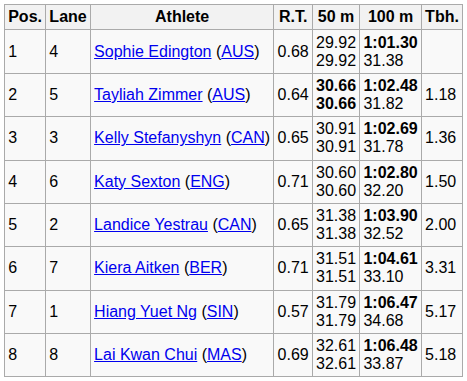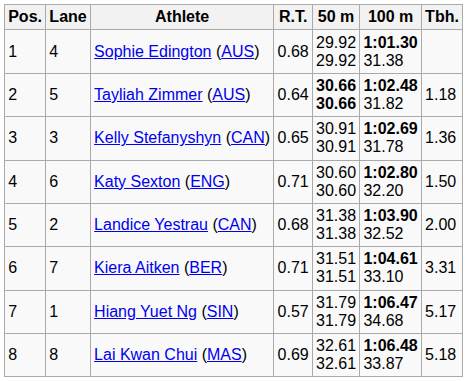(293, 225) 0.65 -> (293, 225) 0.68
